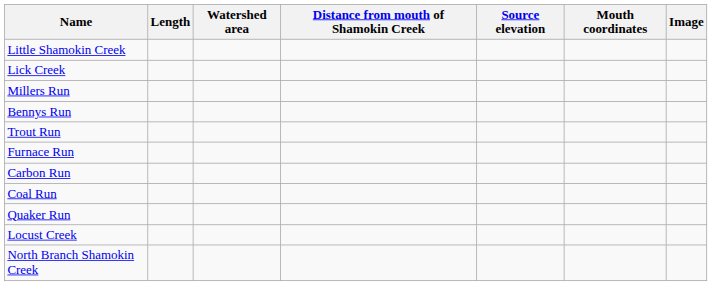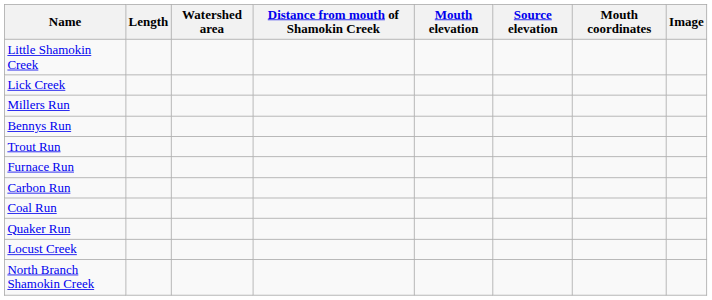+ column: (454, 22)
